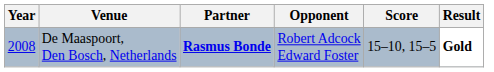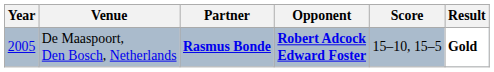(22, 47) 2008 -> (22, 47) 2005
(319, 47) normal -> (322, 47) bold
